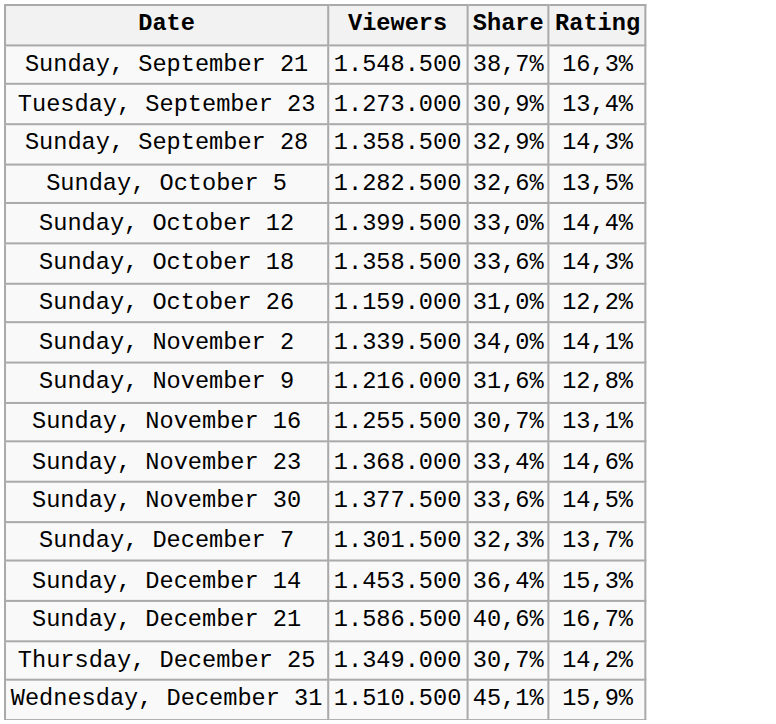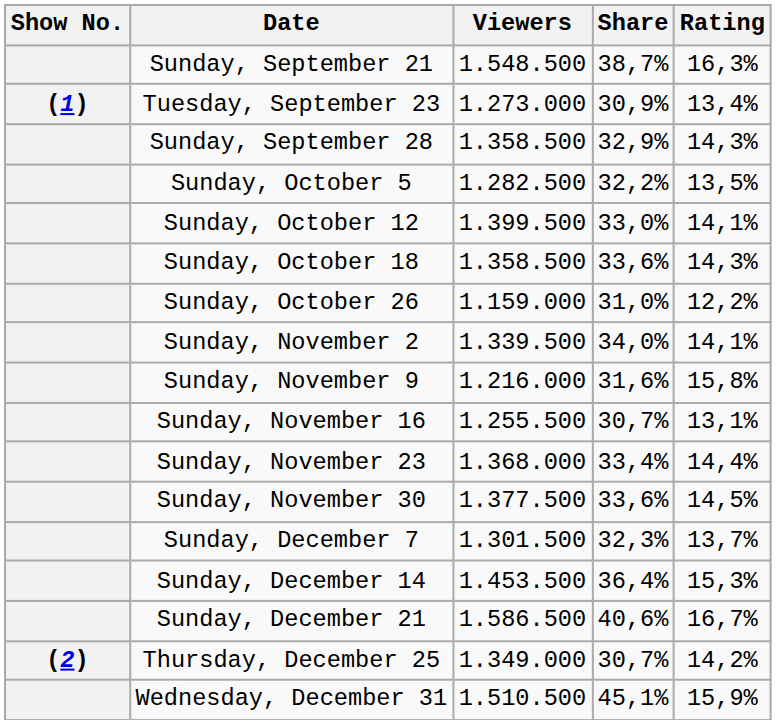+ column: (67, 25)
(508, 183) 32,6% -> (633, 183) 32,2%
(598, 223) 14,4% -> (722, 223) 14,1%
(598, 382) 12,8% -> (722, 382) 15,8%
(598, 461) 14,6% -> (722, 461) 14,4%
